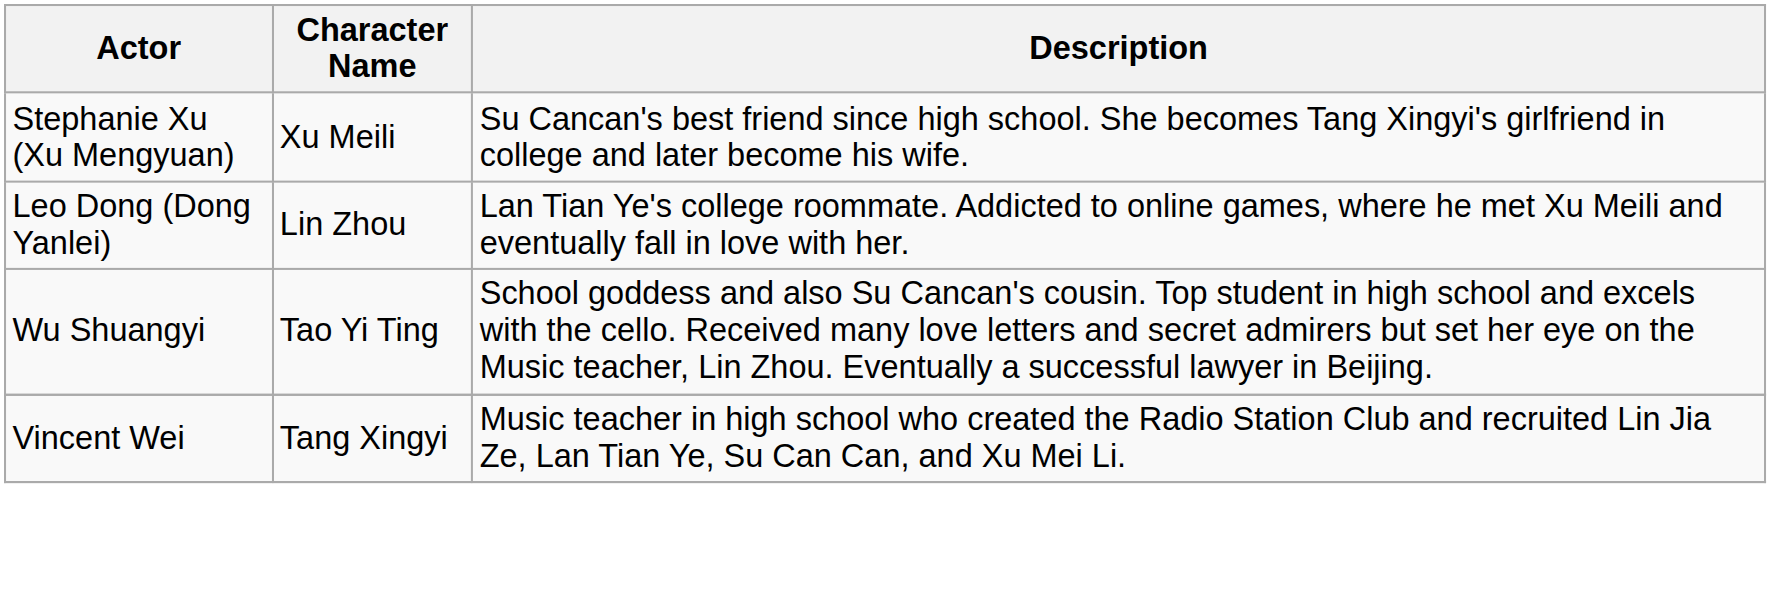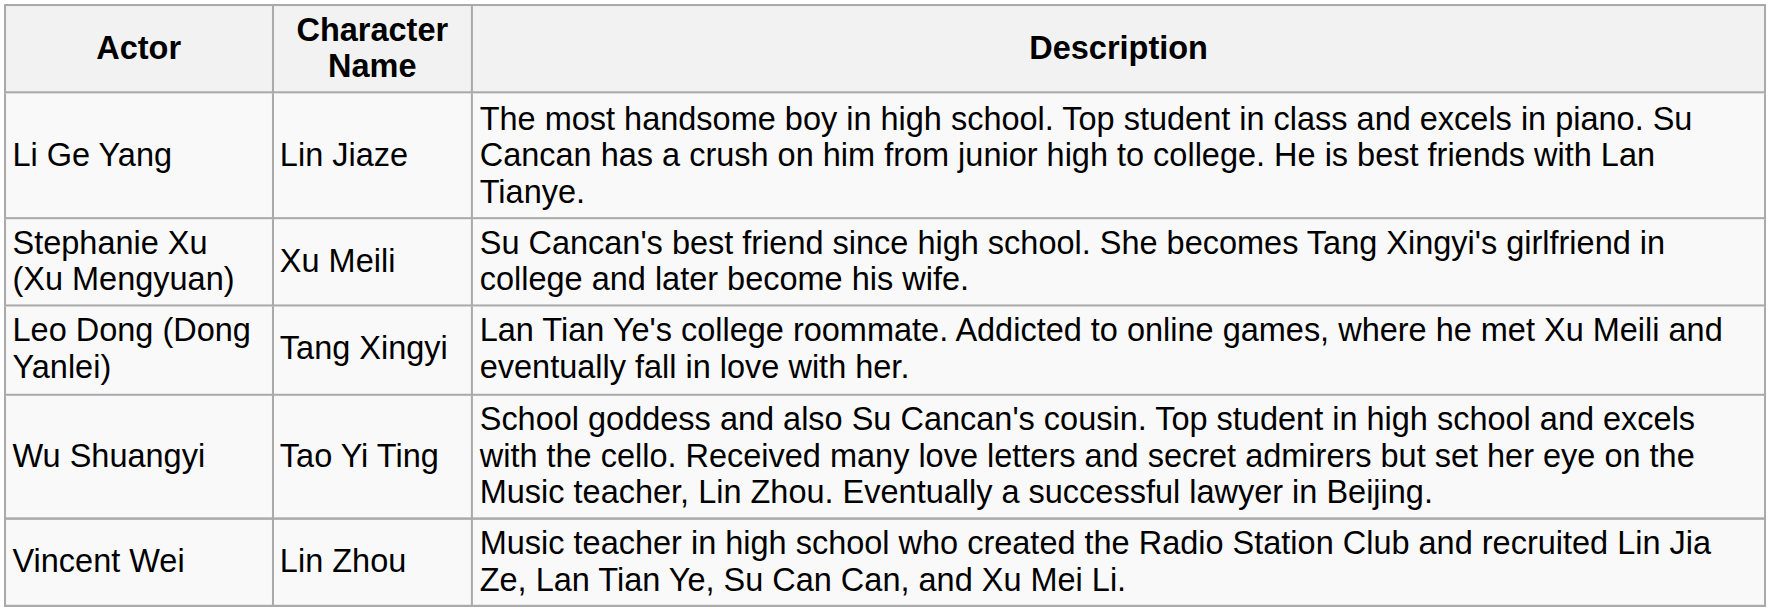+ row: (92, 154)
(343, 224) Lin Zhou -> (364, 349) Tang Xingyi
(364, 437) Tang Xingyi -> (343, 561) Lin Zhou
